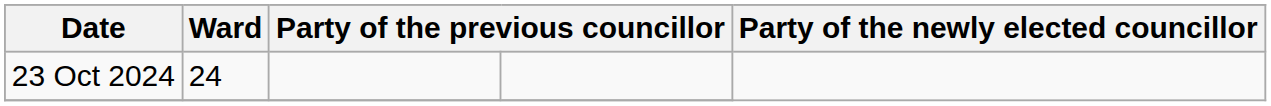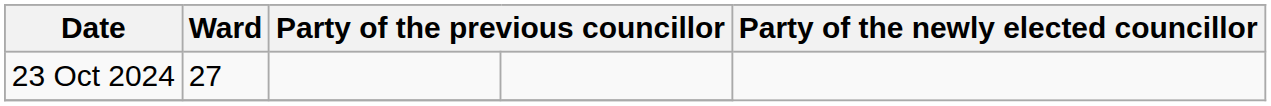(205, 75) 24 -> (205, 75) 27
